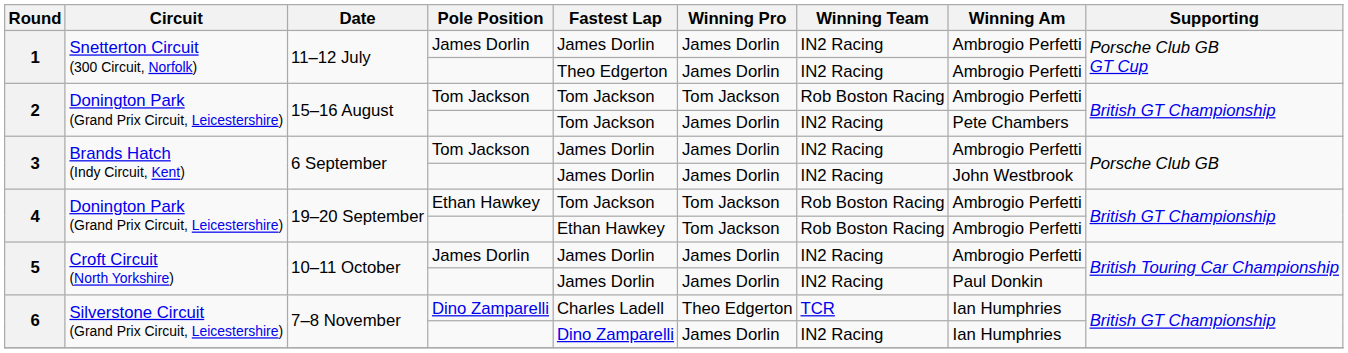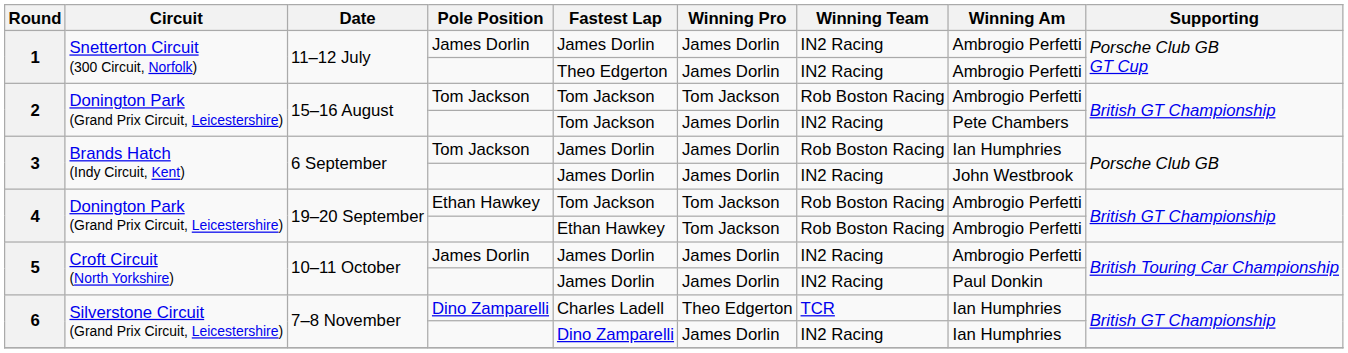(842, 149) IN2 Racing -> (873, 149) Rob Boston Racing
(1017, 149) Ambrogio Perfetti -> (1007, 149) Ian Humphries
